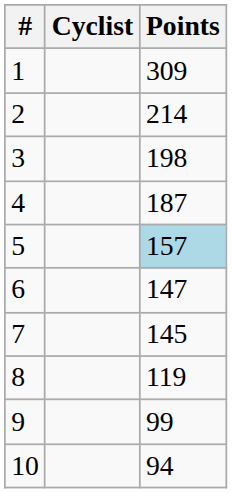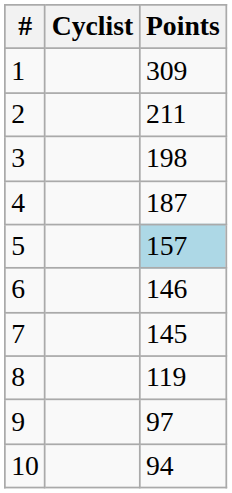(167, 114) 214 -> (166, 114) 211
(167, 289) 147 -> (167, 289) 146
(160, 421) 99 -> (160, 421) 97
